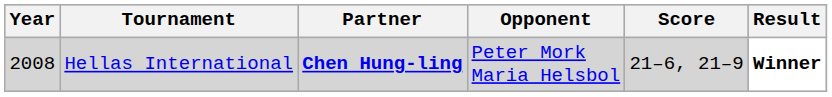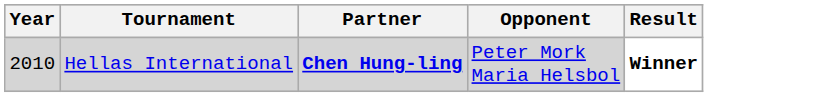- column: (687, 21)
(32, 64) 2008 -> (32, 64) 2010
